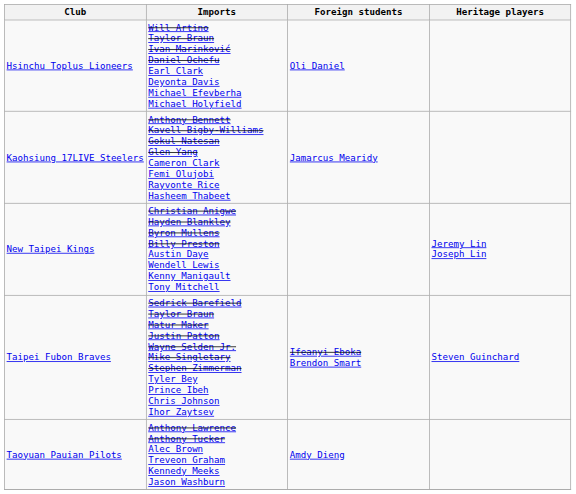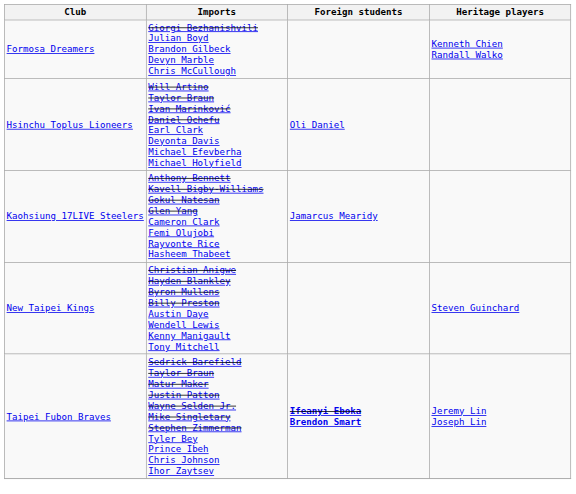+ row: (51, 49)
(459, 249) Jeremy Lin Joseph Lin -> (475, 308) Steven Guinchard
(326, 357) normal -> (326, 416) bold
(475, 357) Steven Guinchard -> (459, 416) Jeremy Lin Joseph Lin
- row: (64, 454)
